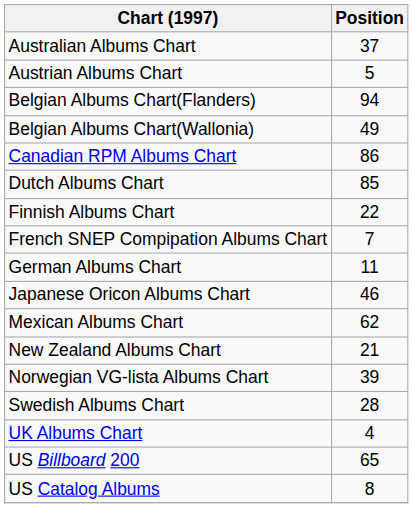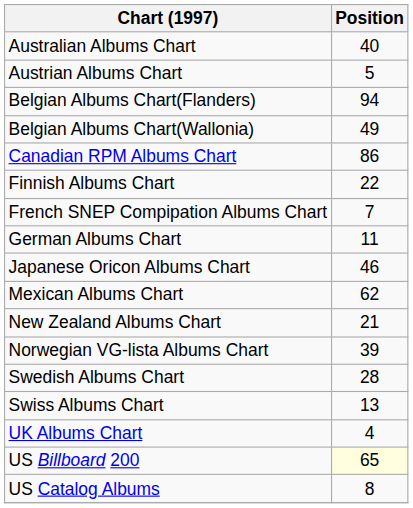(370, 45) 37 -> (370, 45) 40
- row: (86, 184)
+ row: (86, 405)
(370, 460) no background -> (370, 460) lightyellow background
